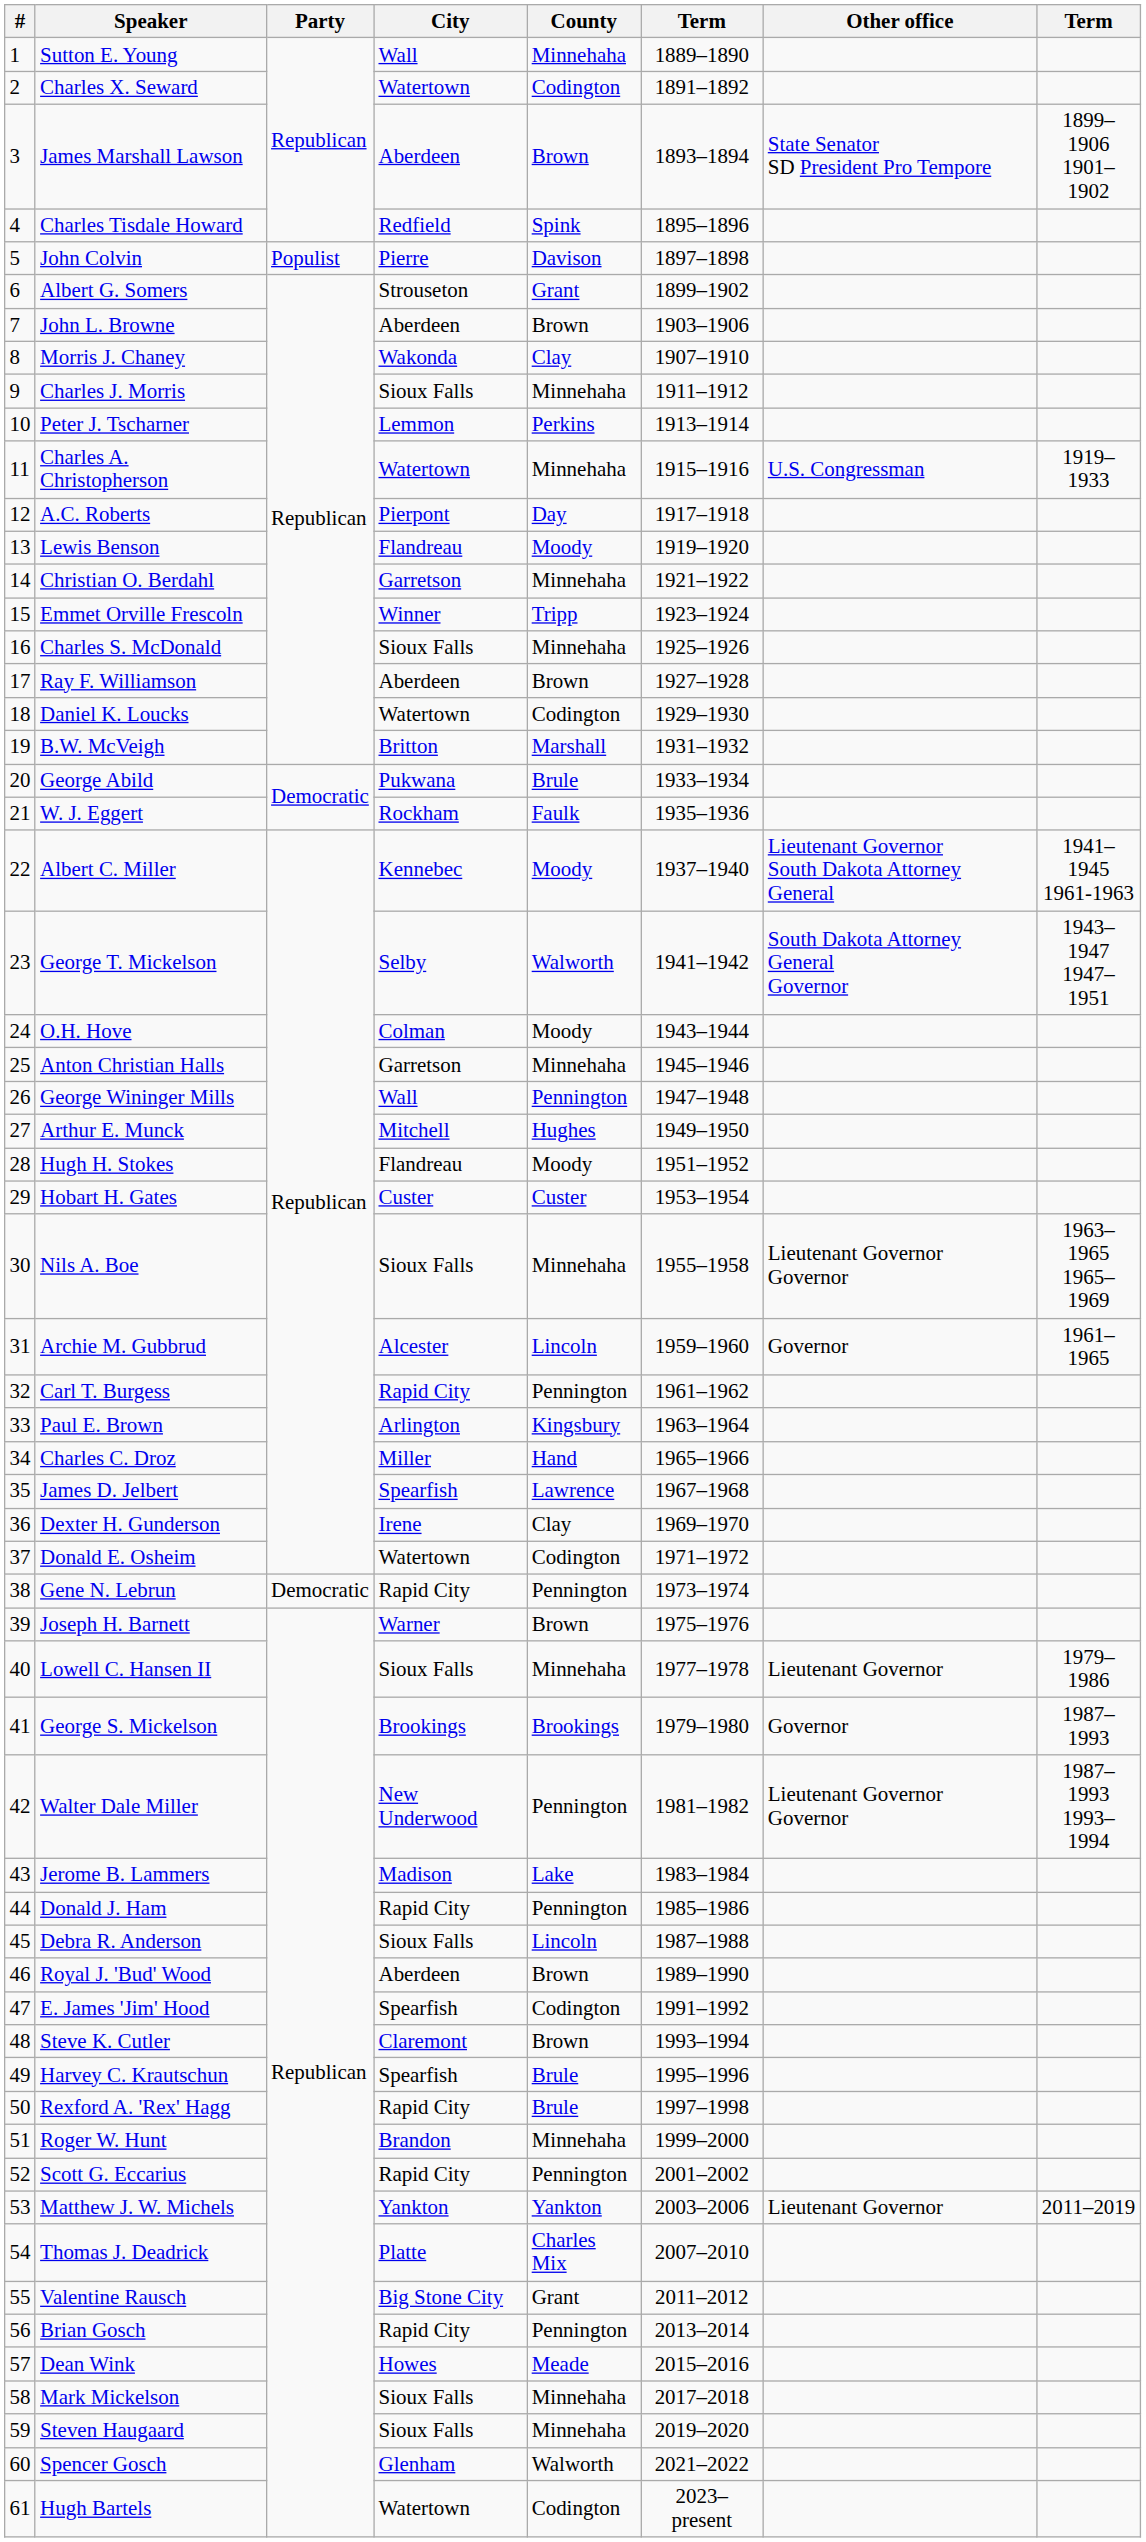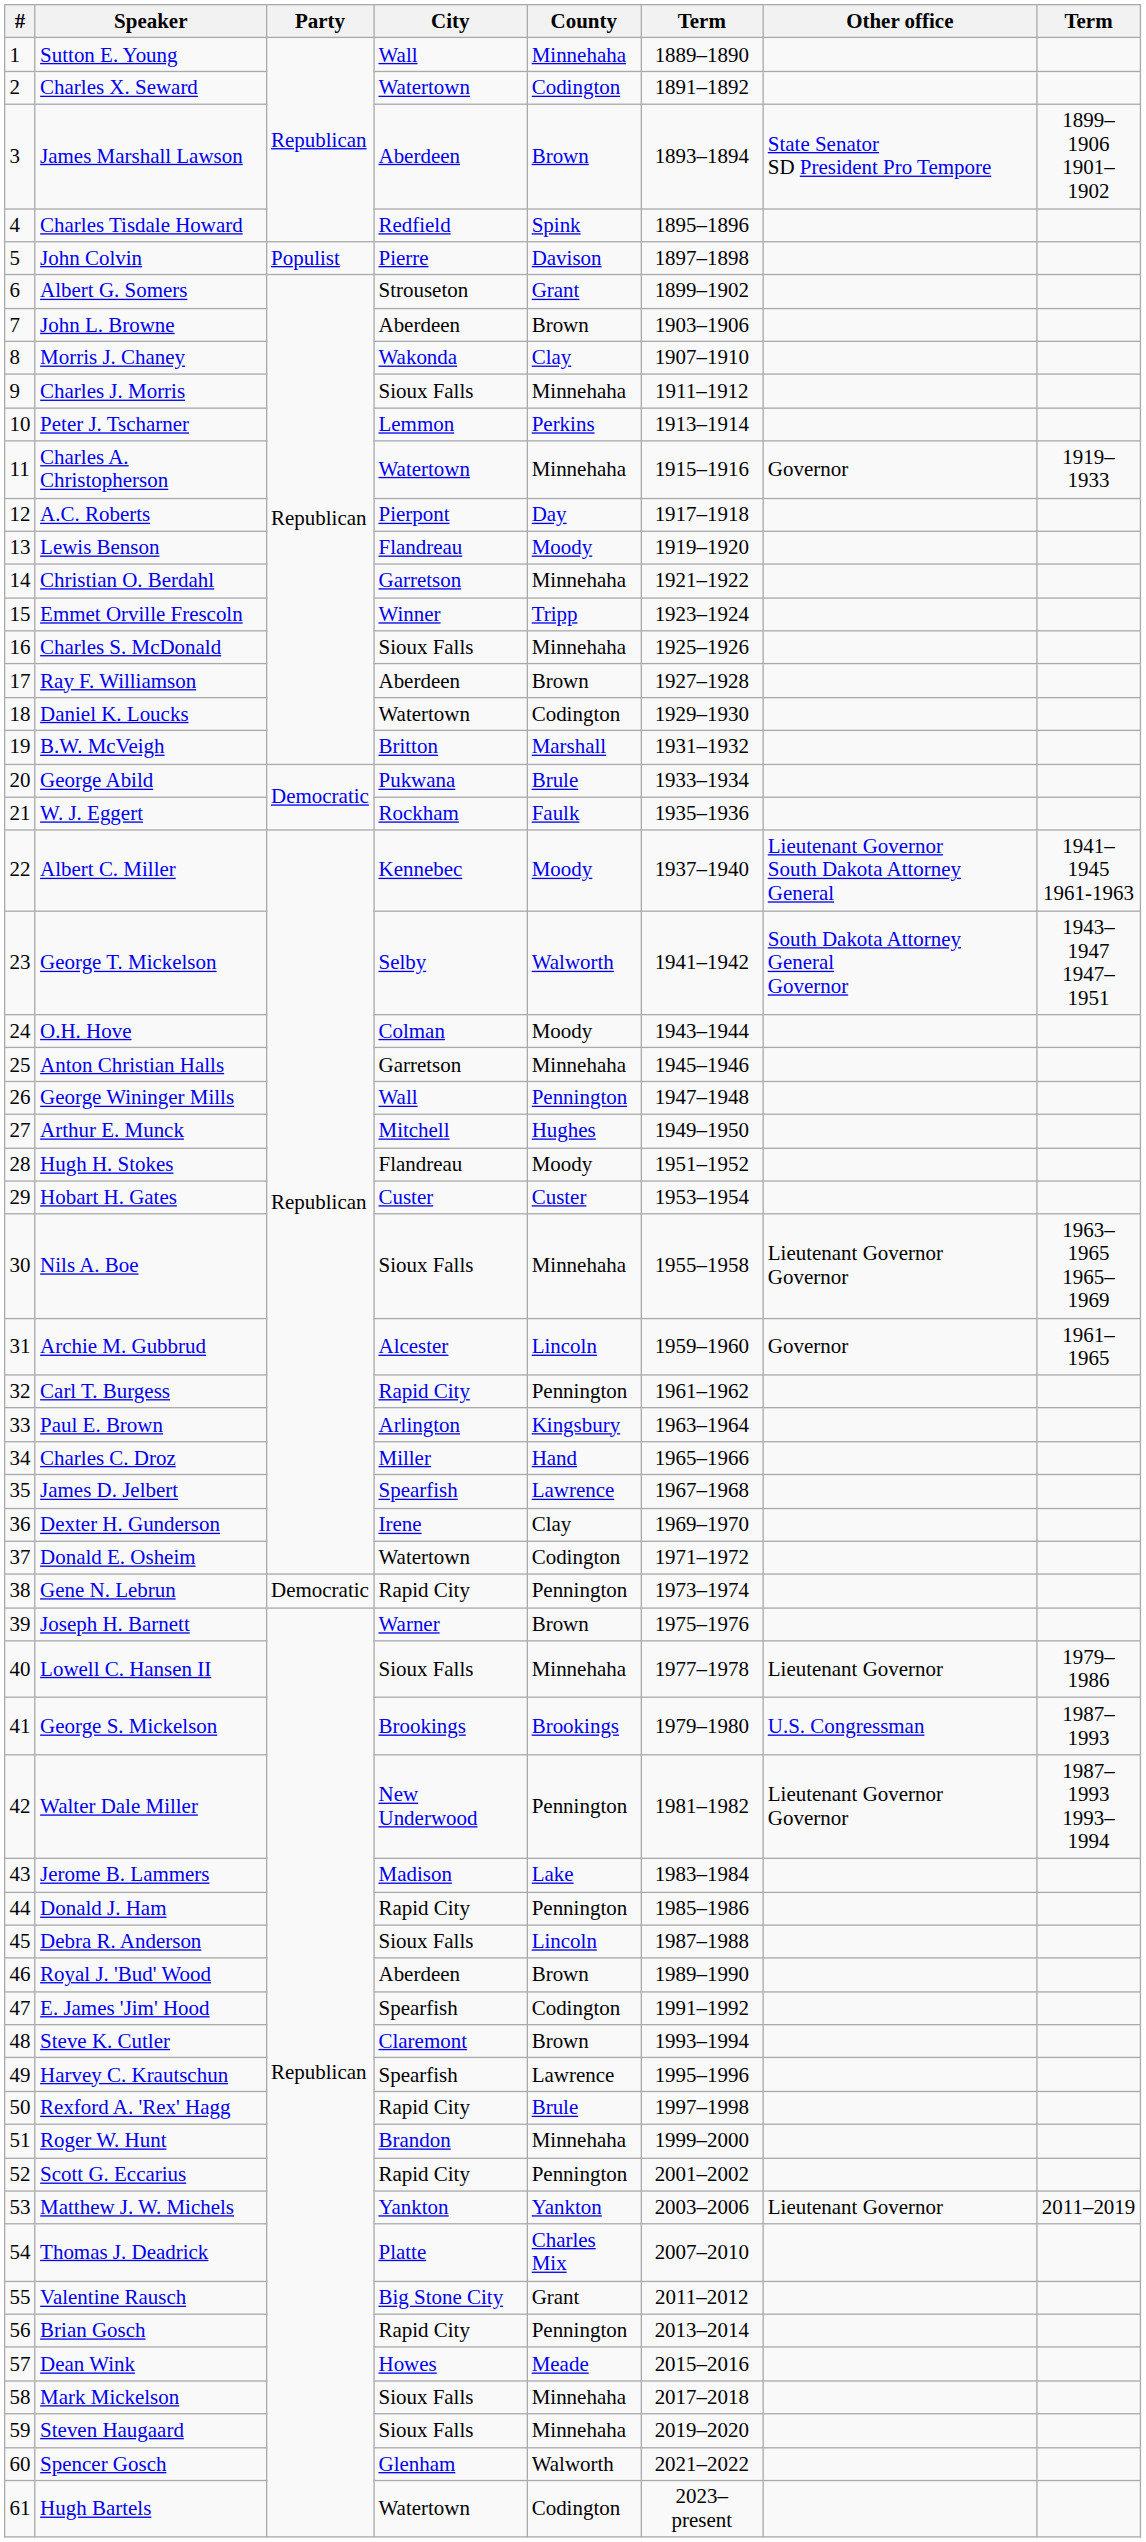(846, 469) U.S. Congressman -> (808, 469) Governor
(808, 1725) Governor -> (846, 1725) U.S. Congressman
(555, 2074) Brule -> (573, 2074) Lawrence
